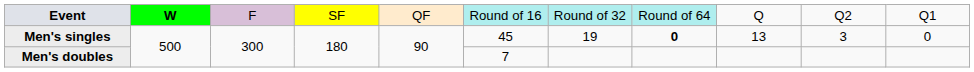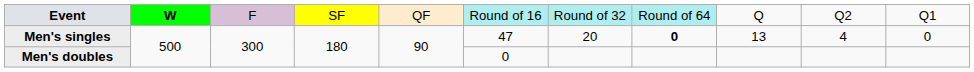(506, 36) 45 -> (506, 36) 47
(590, 36) 19 -> (590, 36) 20
(843, 36) 3 -> (843, 36) 4
(506, 57) 7 -> (506, 57) 0
